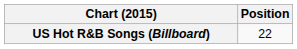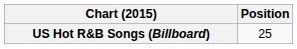(265, 33) 22 -> (265, 33) 25
